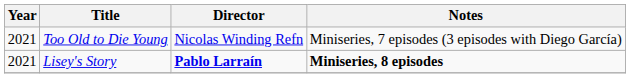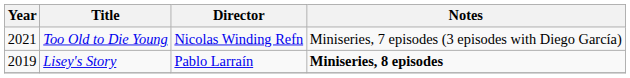(22, 61) 2021 -> (22, 61) 2019
(218, 61) bold -> (214, 61) normal
